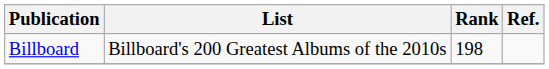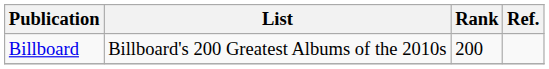(469, 48) 198 -> (469, 48) 200
